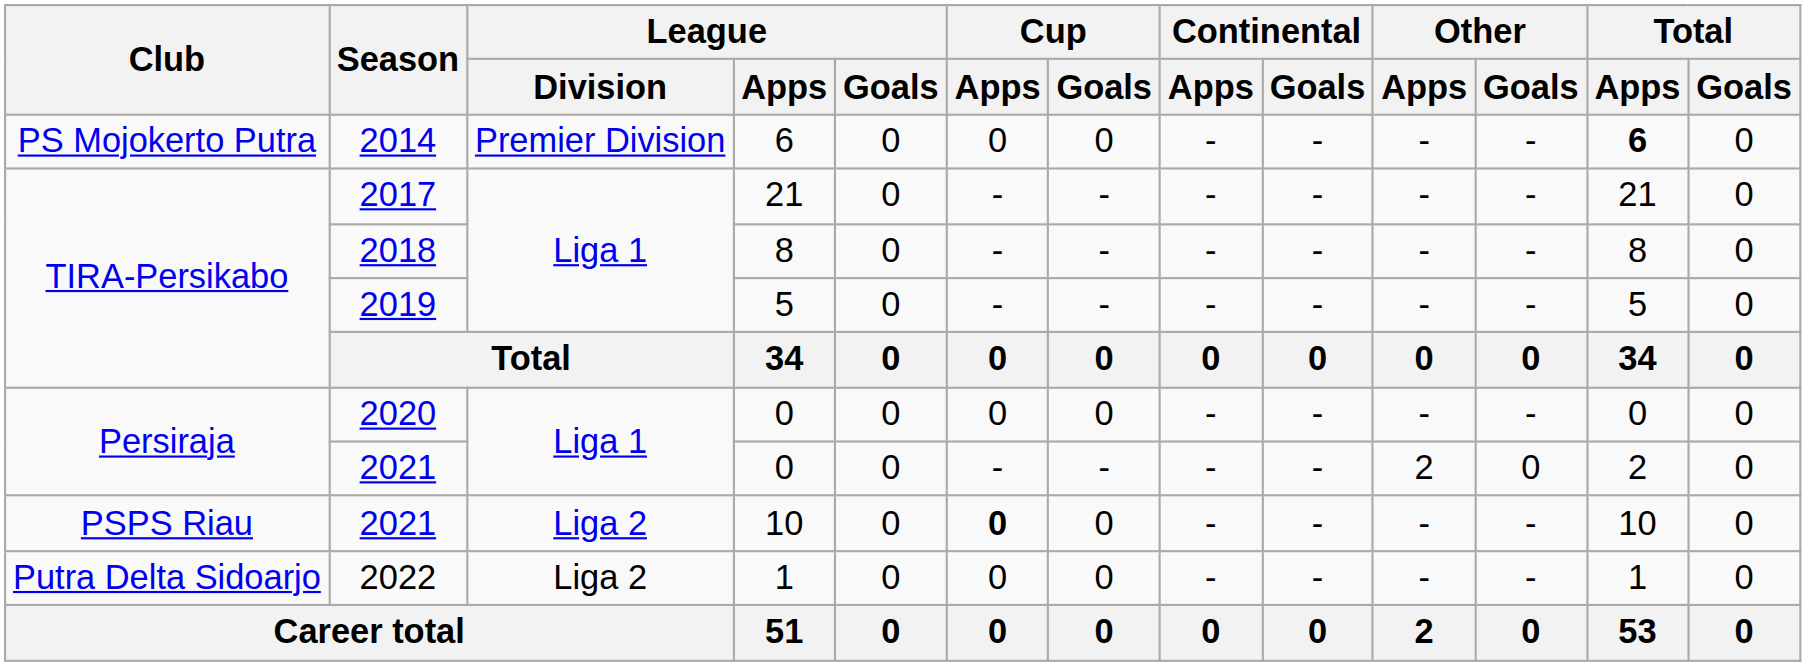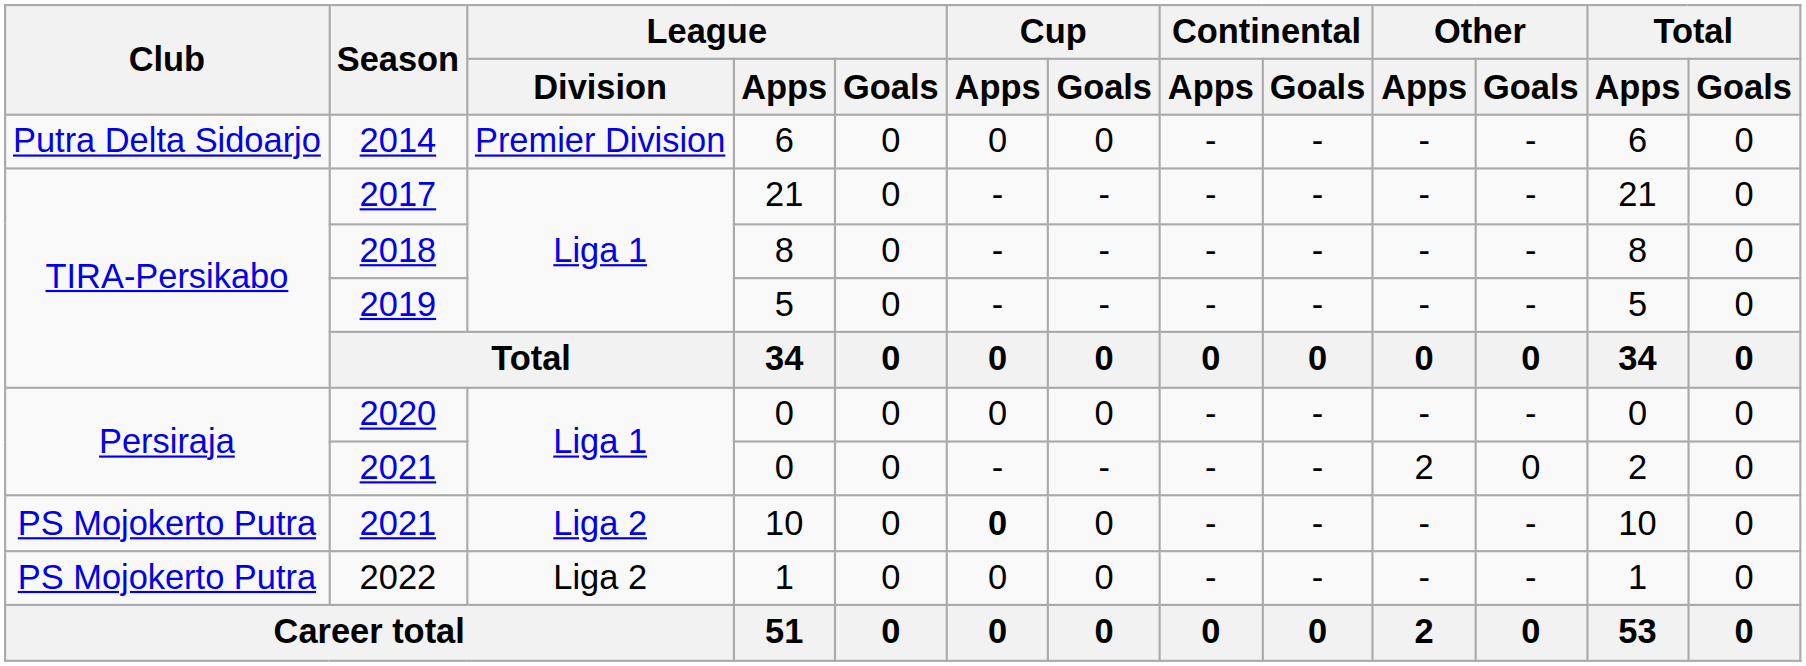(167, 140) PS Mojokerto Putra -> (167, 140) Putra Delta Sidoarjo
(1637, 140) bold -> (1637, 140) normal
(167, 522) PSPS Riau -> (167, 522) PS Mojokerto Putra
(167, 577) Putra Delta Sidoarjo -> (167, 577) PS Mojokerto Putra
